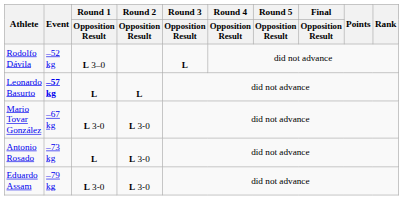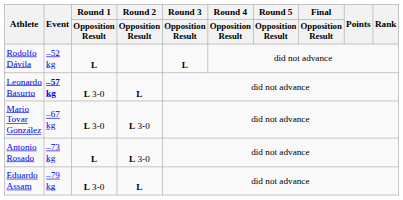(94, 65) L 3–0 -> (94, 65) L
(94, 94) L -> (94, 94) L 3-0
(139, 188) L 3-0 -> (139, 188) L
